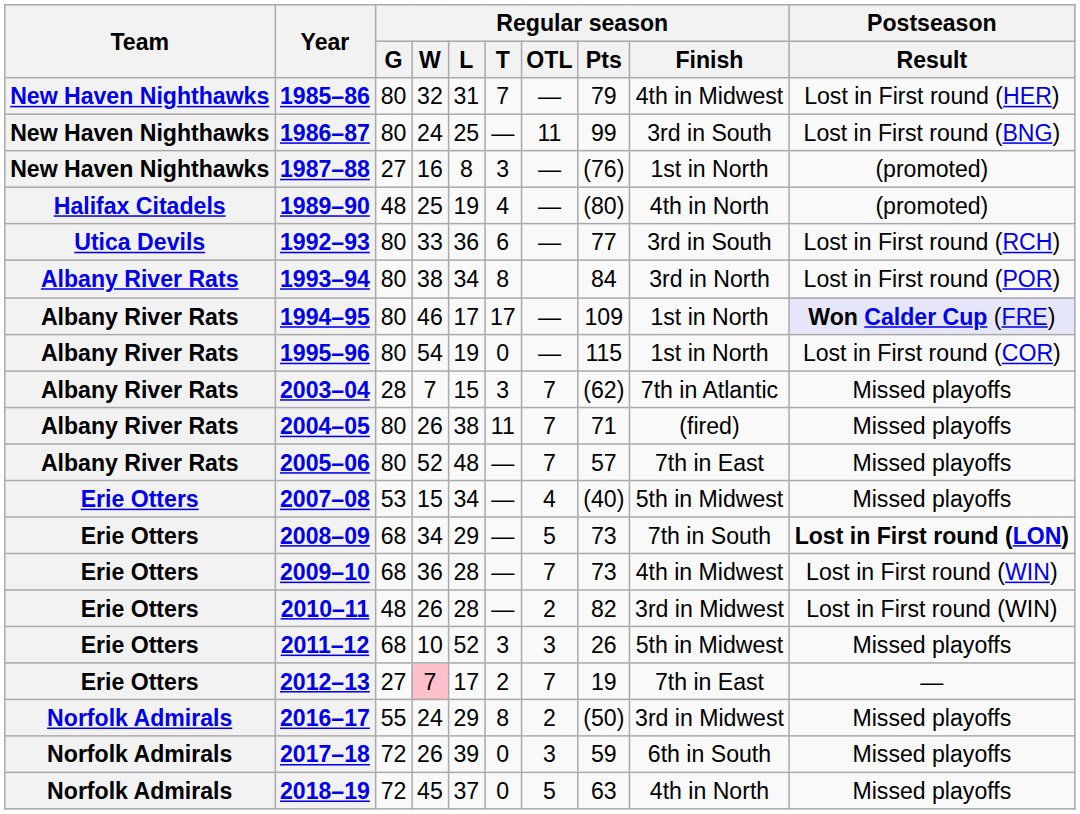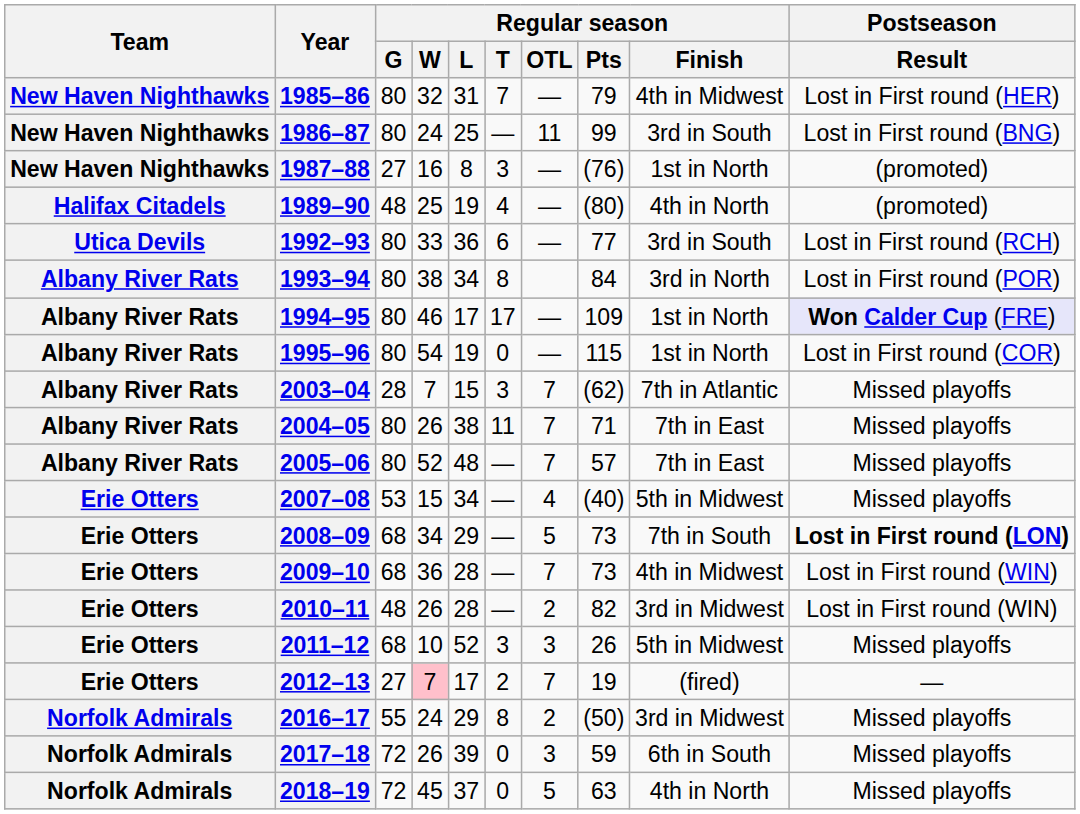(709, 426) (fired) -> (709, 426) 7th in East
(709, 682) 7th in East -> (709, 682) (fired)
